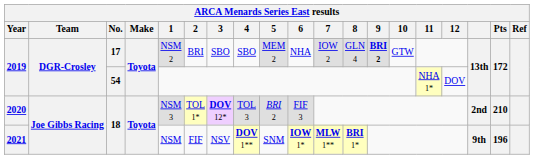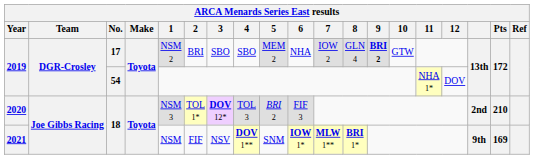(500, 139) 196 -> (500, 139) 169
